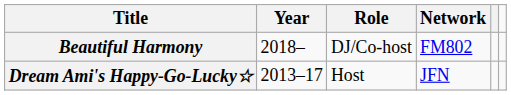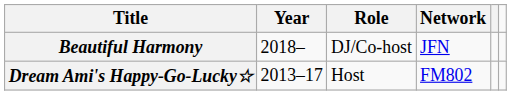(446, 46) FM802 -> (435, 46) JFN
(435, 75) JFN -> (446, 75) FM802
